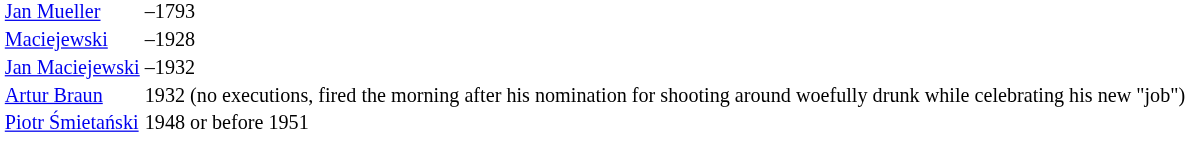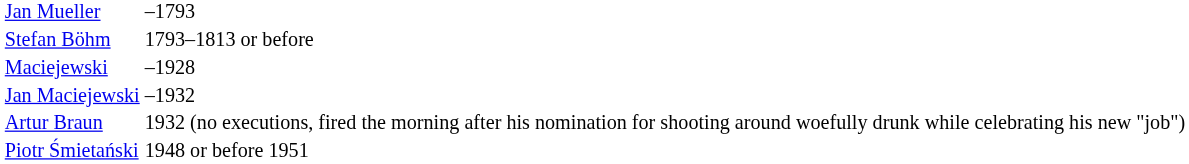+ row: (58, 39)
